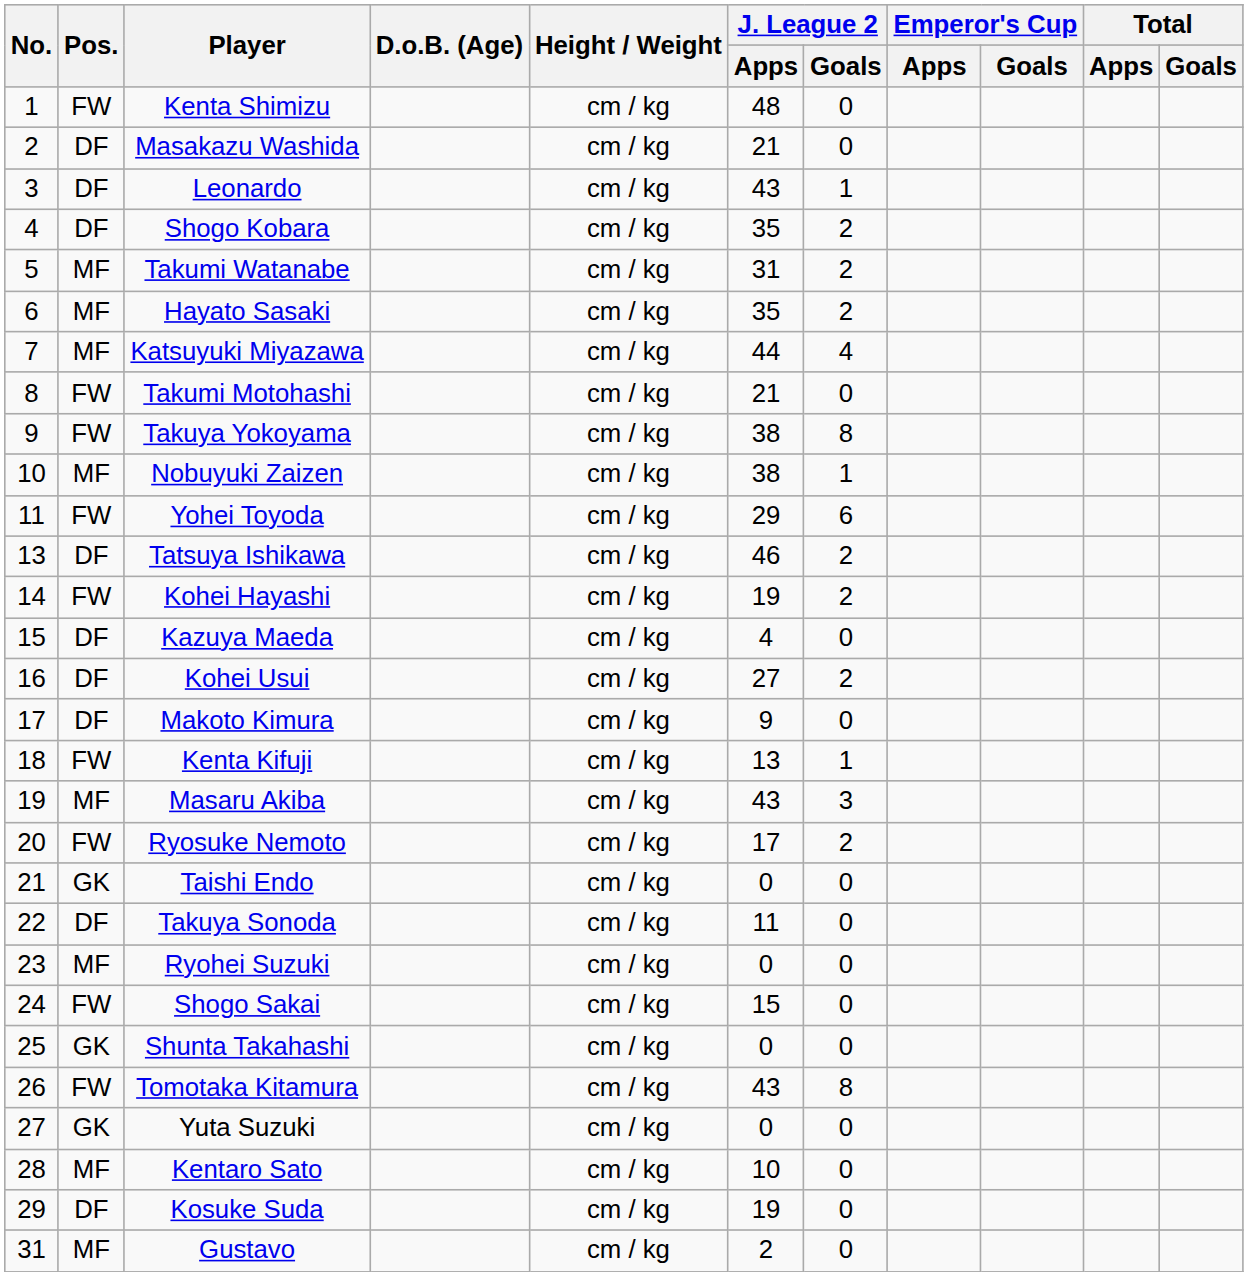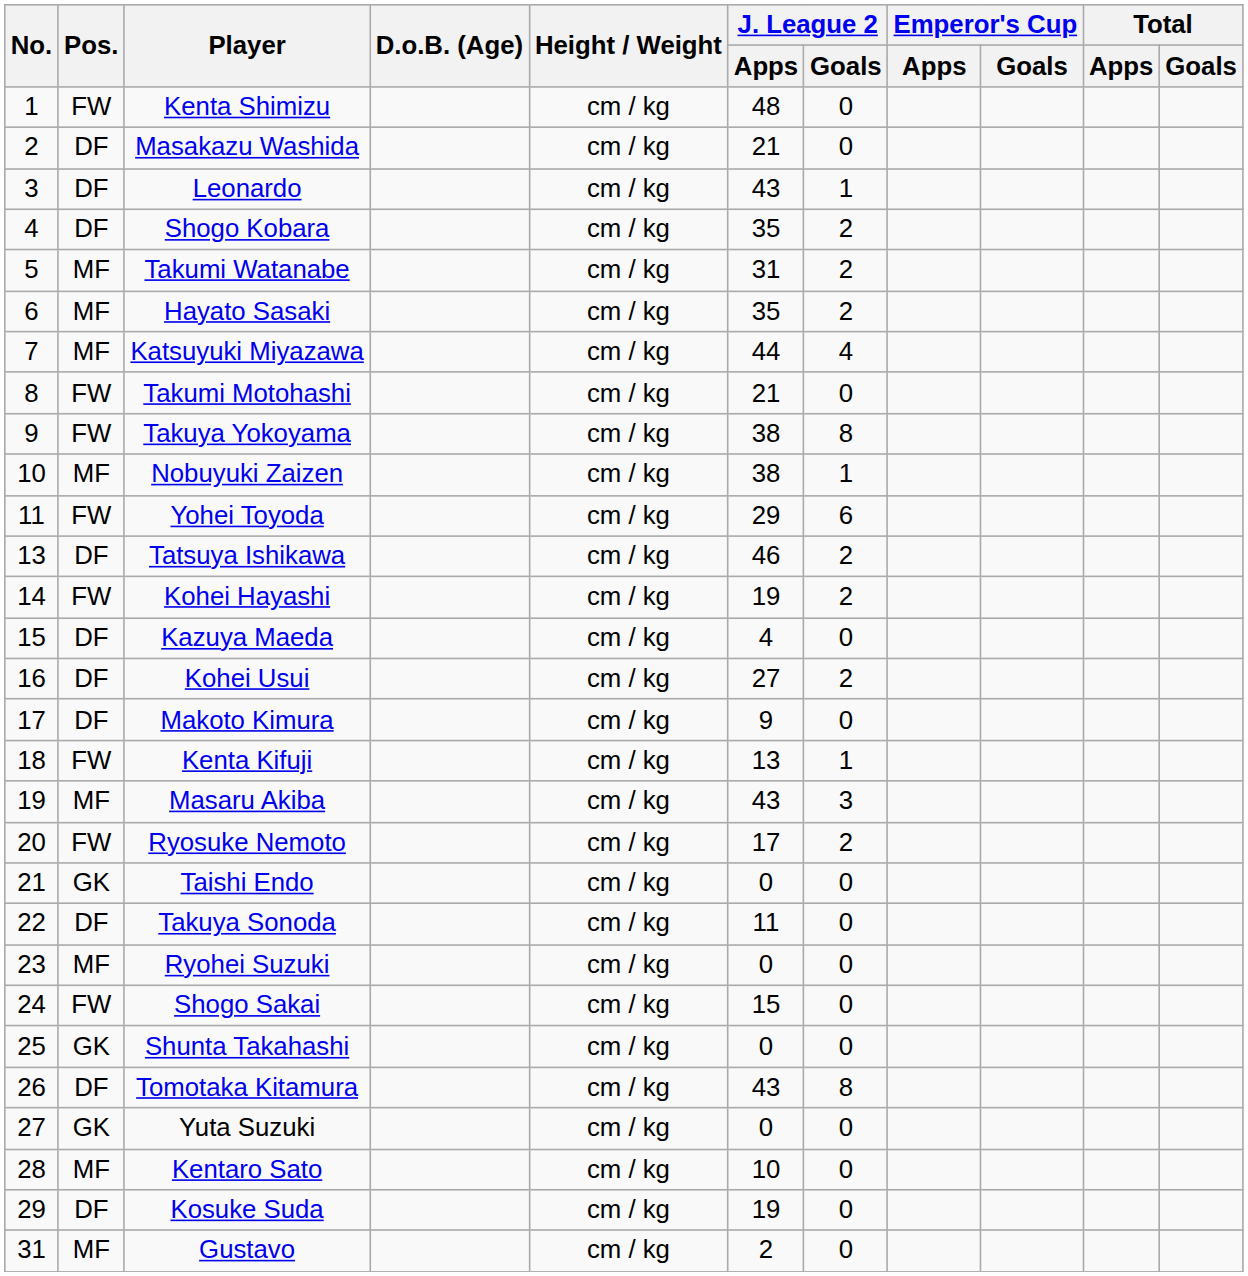(91, 1087) FW -> (91, 1087) DF
